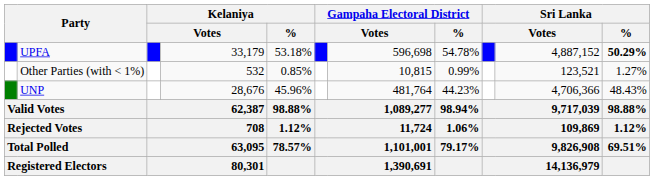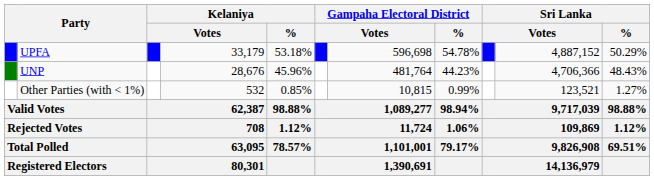(627, 52) bold -> (628, 52) normal
rows swapped: (32, 90) <-> (82, 71)
